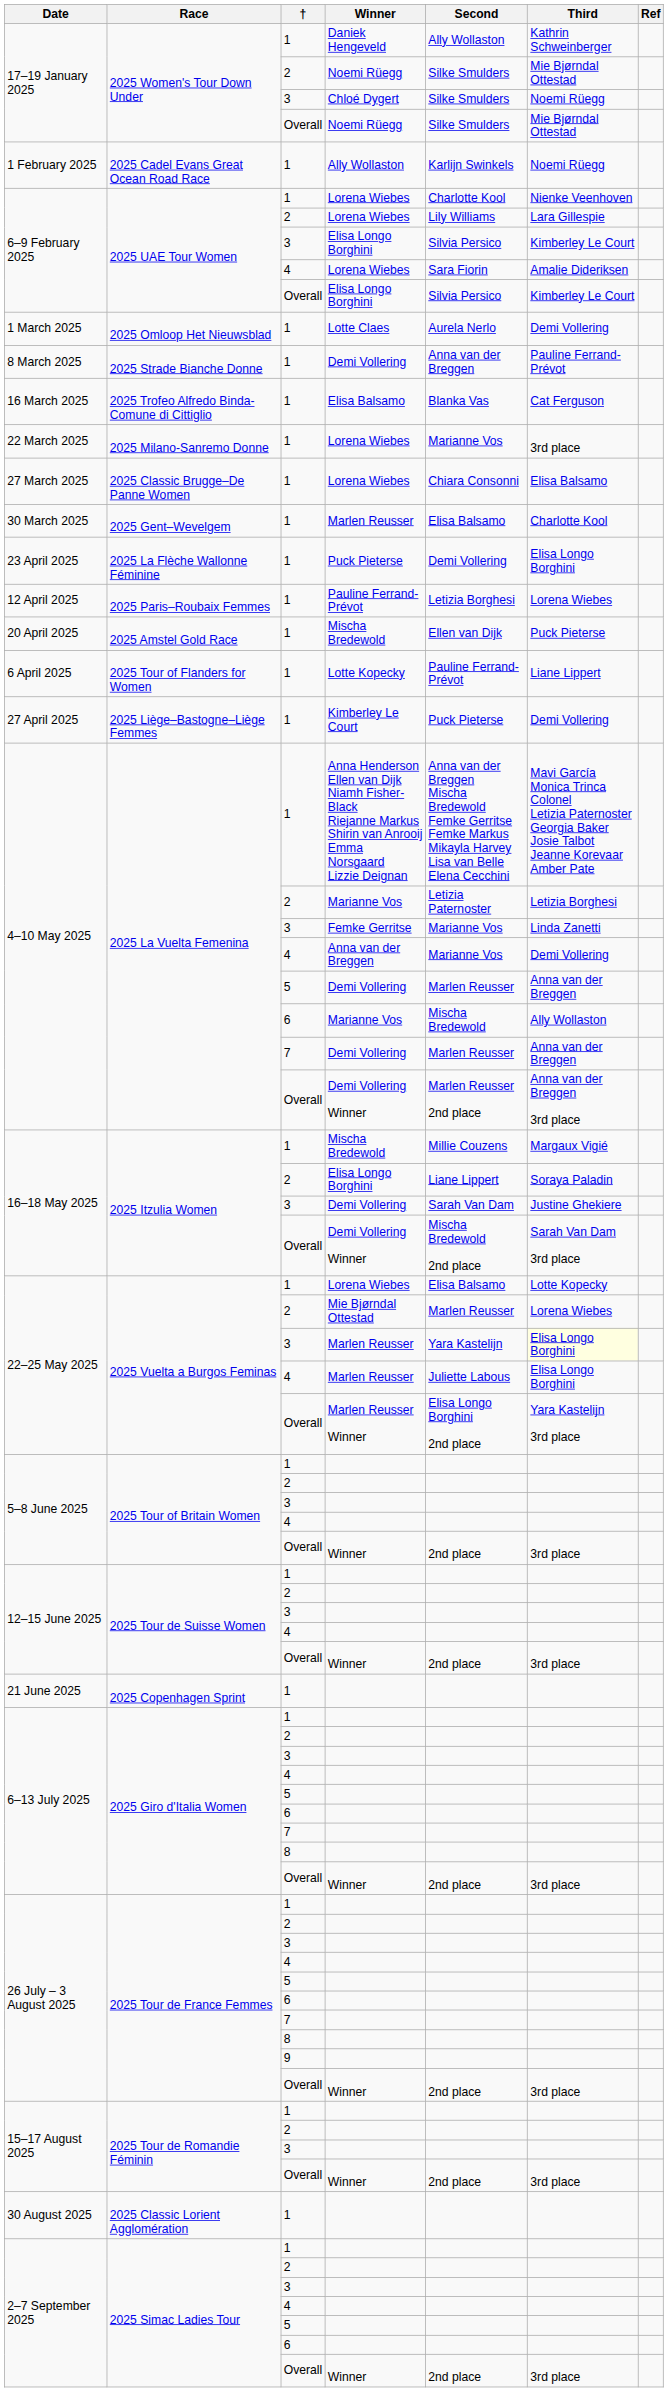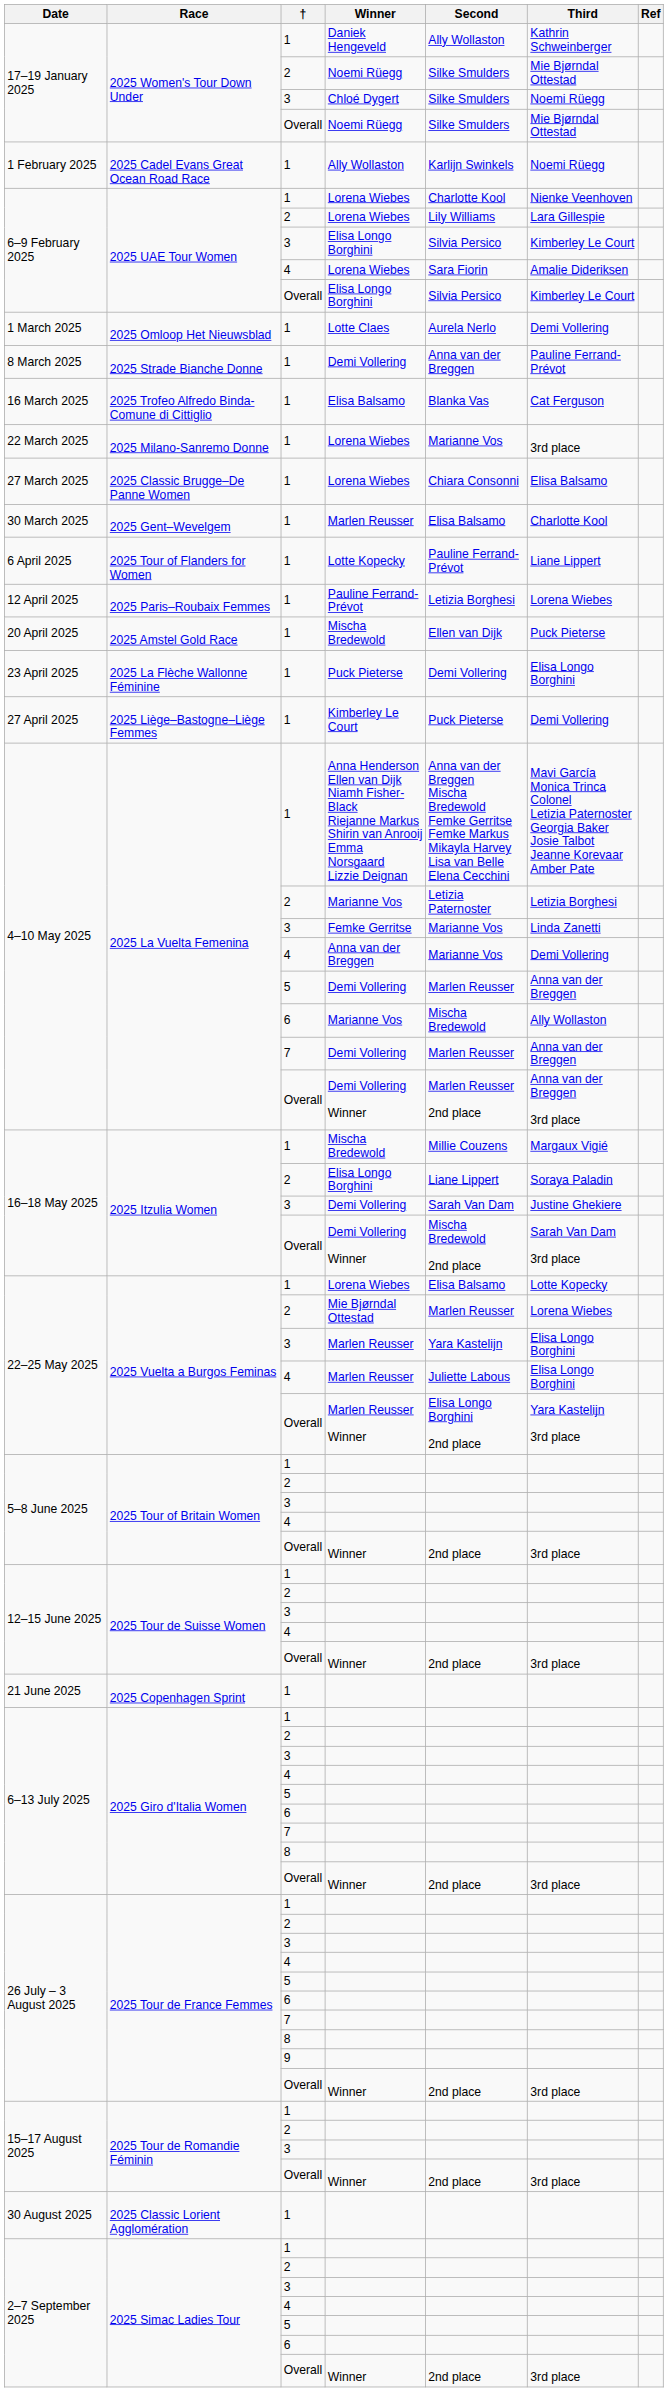rows swapped: (39, 673) <-> (43, 560)
(562, 1344) lightyellow background -> (562, 1344) no background
